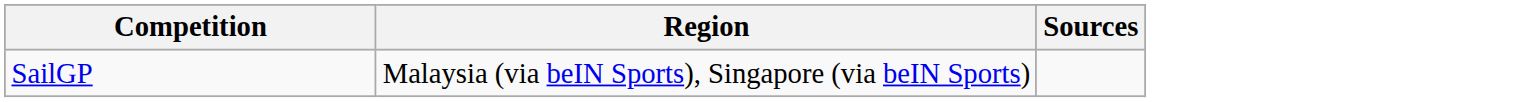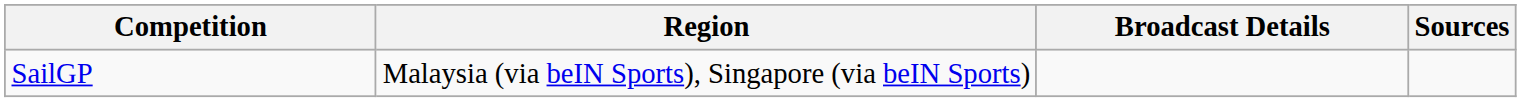+ column: (1222, 27)
